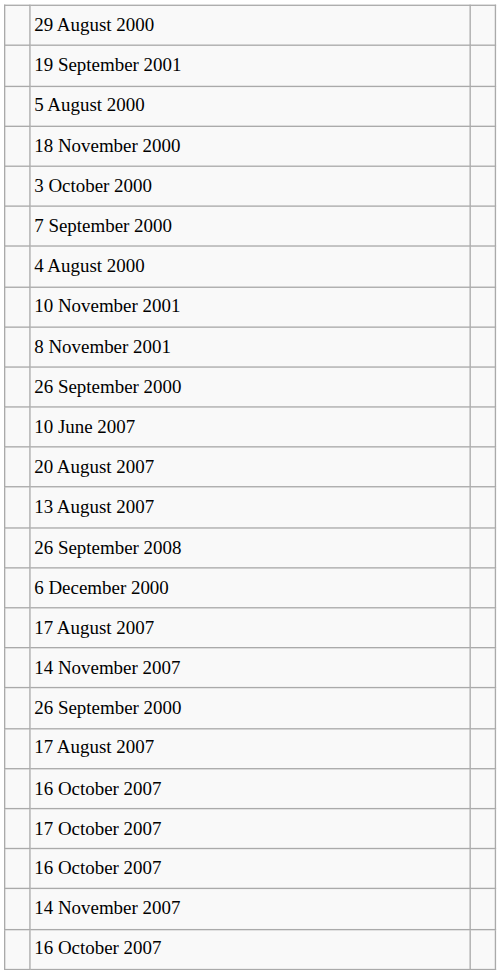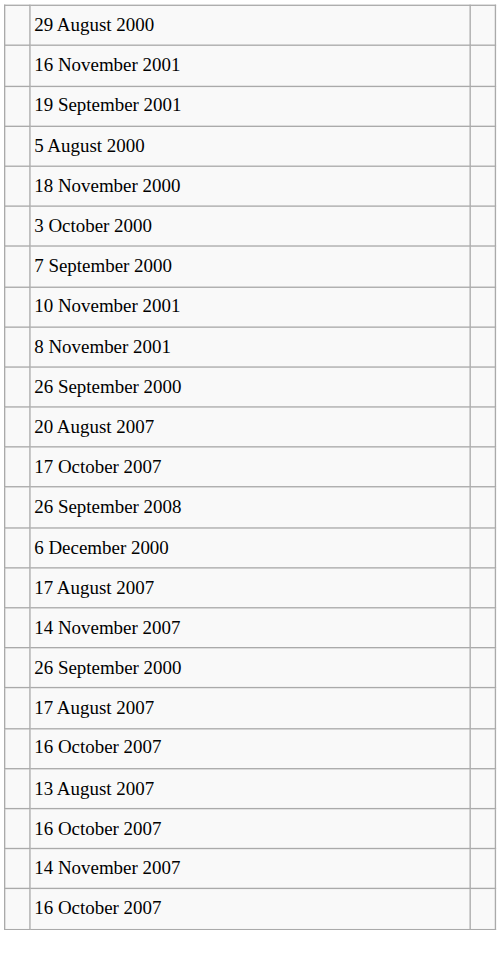+ row: (17, 66)
- row: (17, 267)
- row: (17, 427)
rows swapped: (17, 507) <-> (17, 829)
